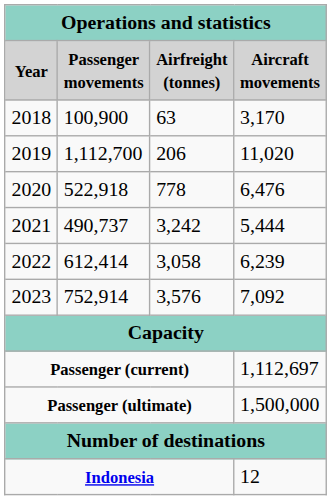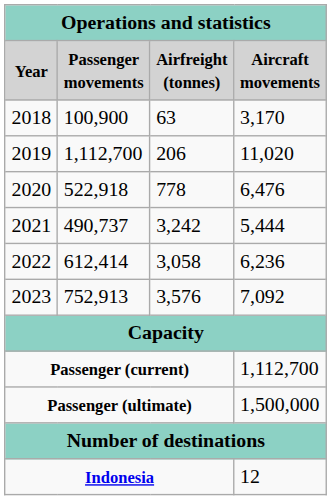(262, 261) 6,239 -> (262, 261) 6,236
(96, 297) 752,914 -> (96, 297) 752,913
(279, 368) 1,112,697 -> (279, 368) 1,112,700
